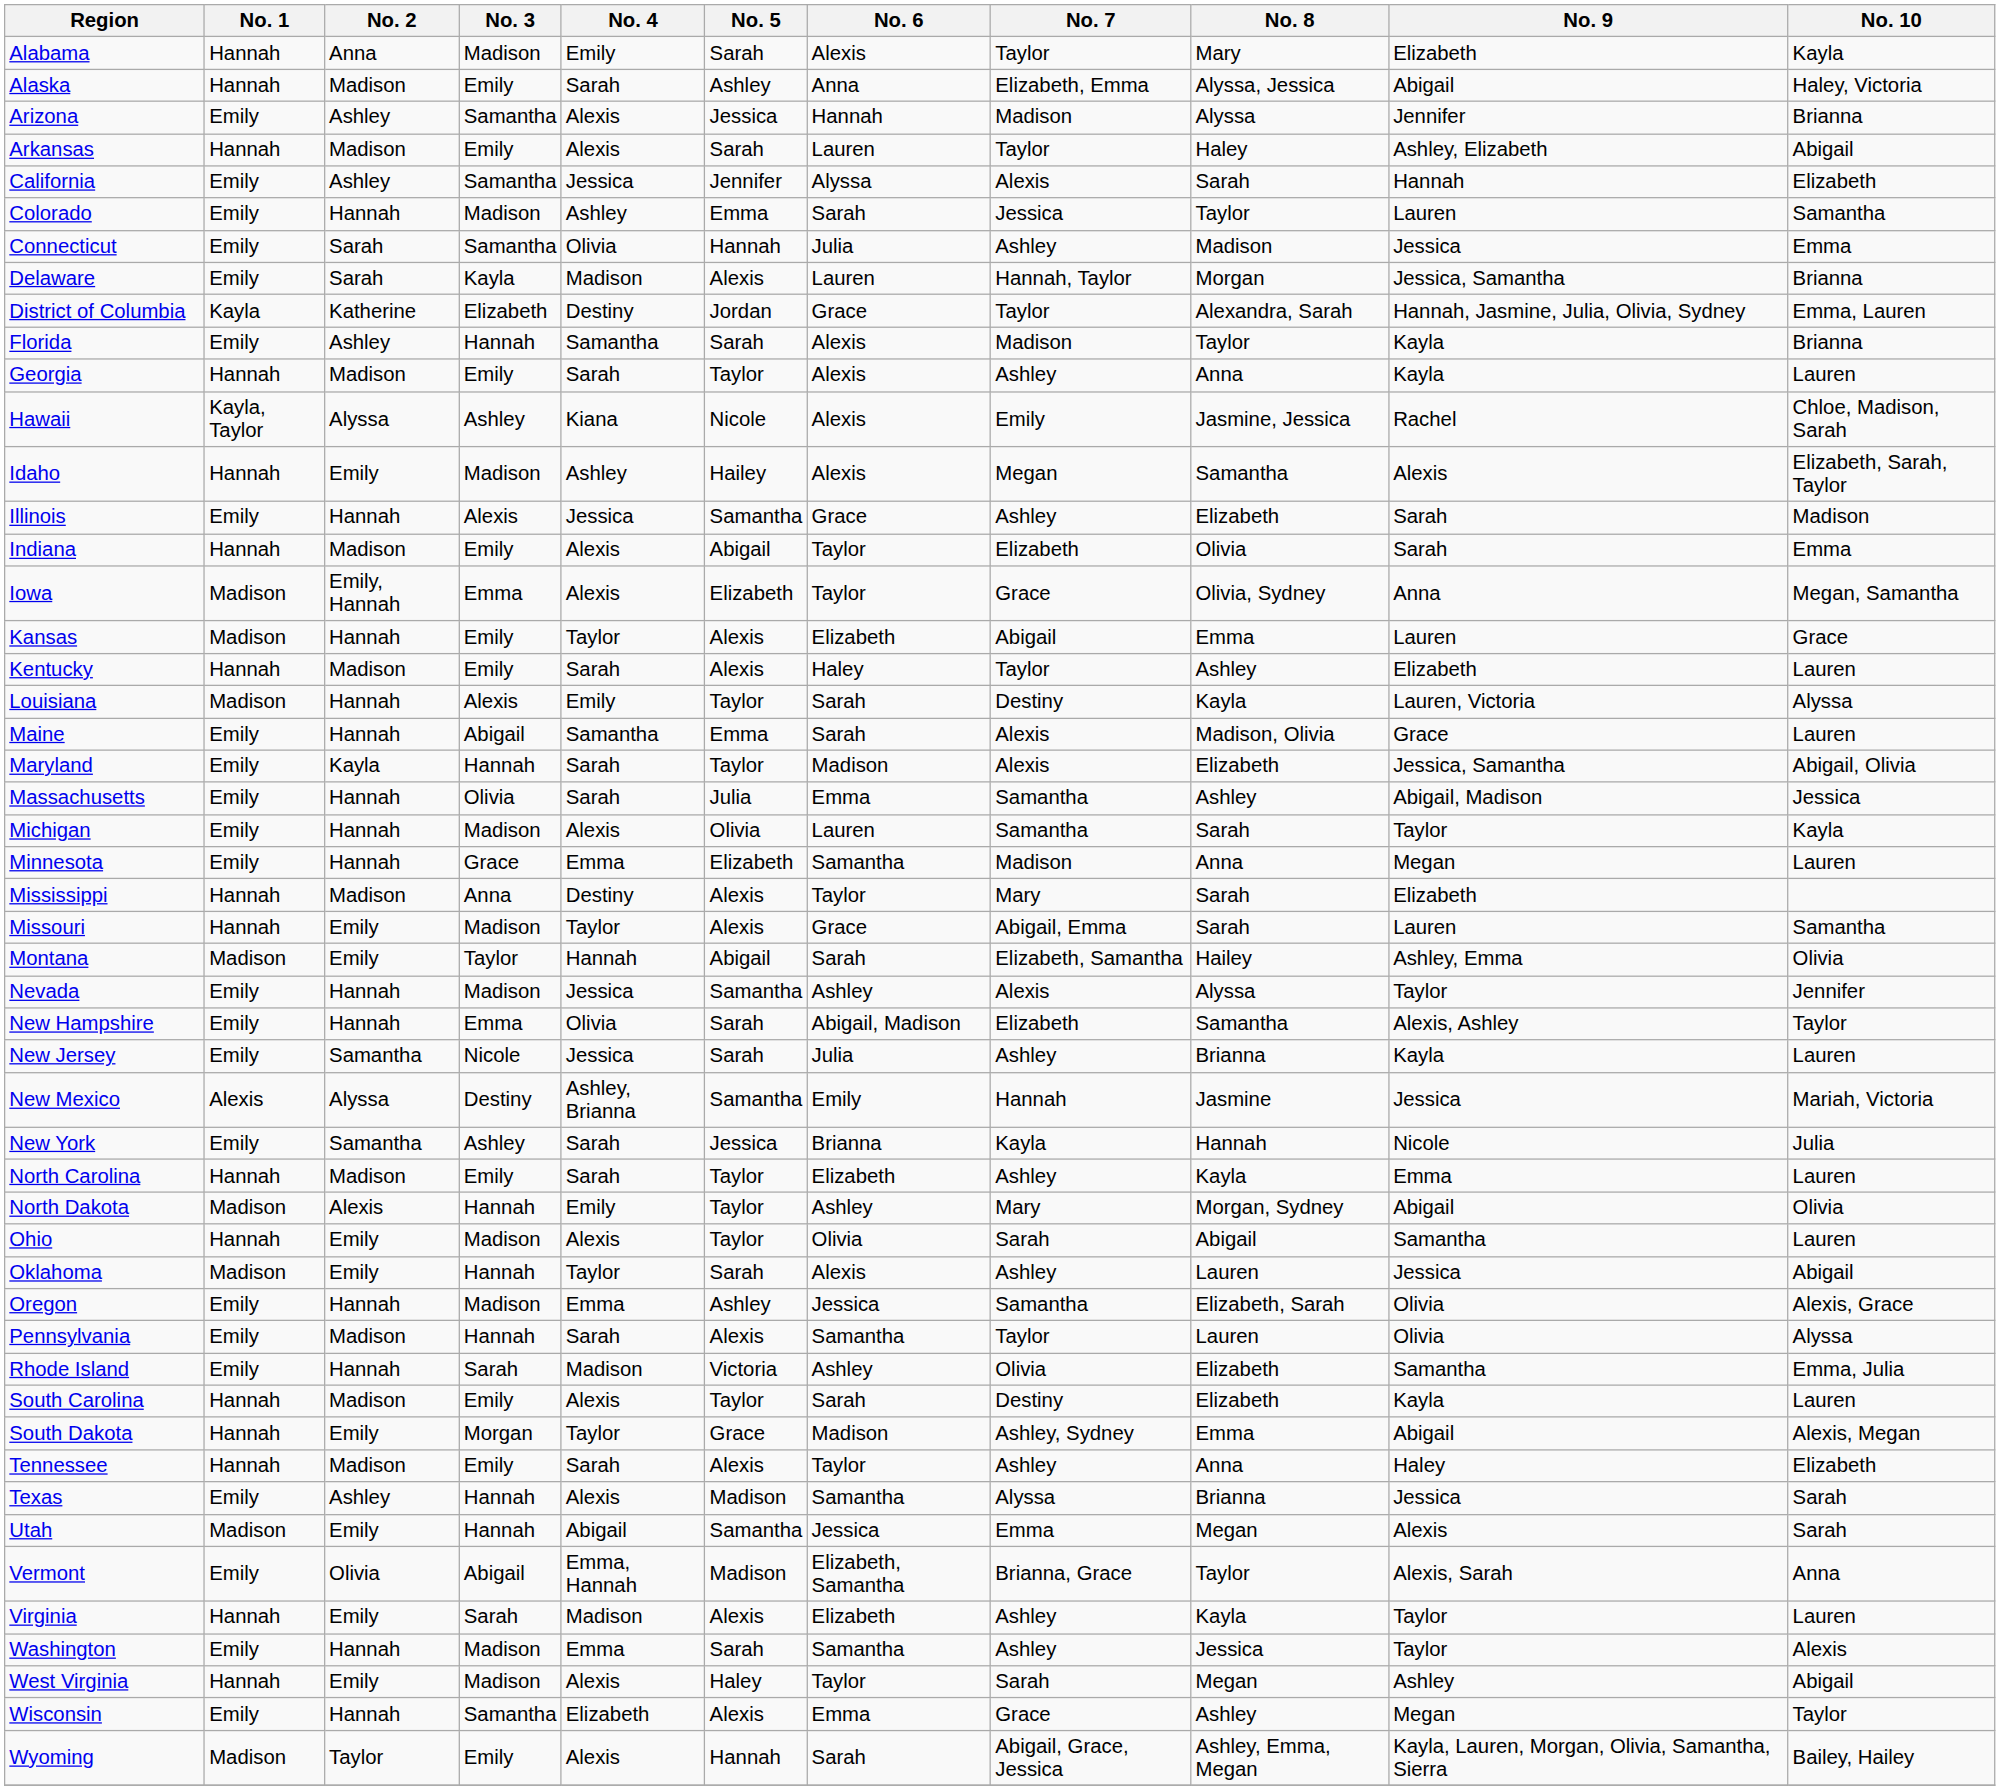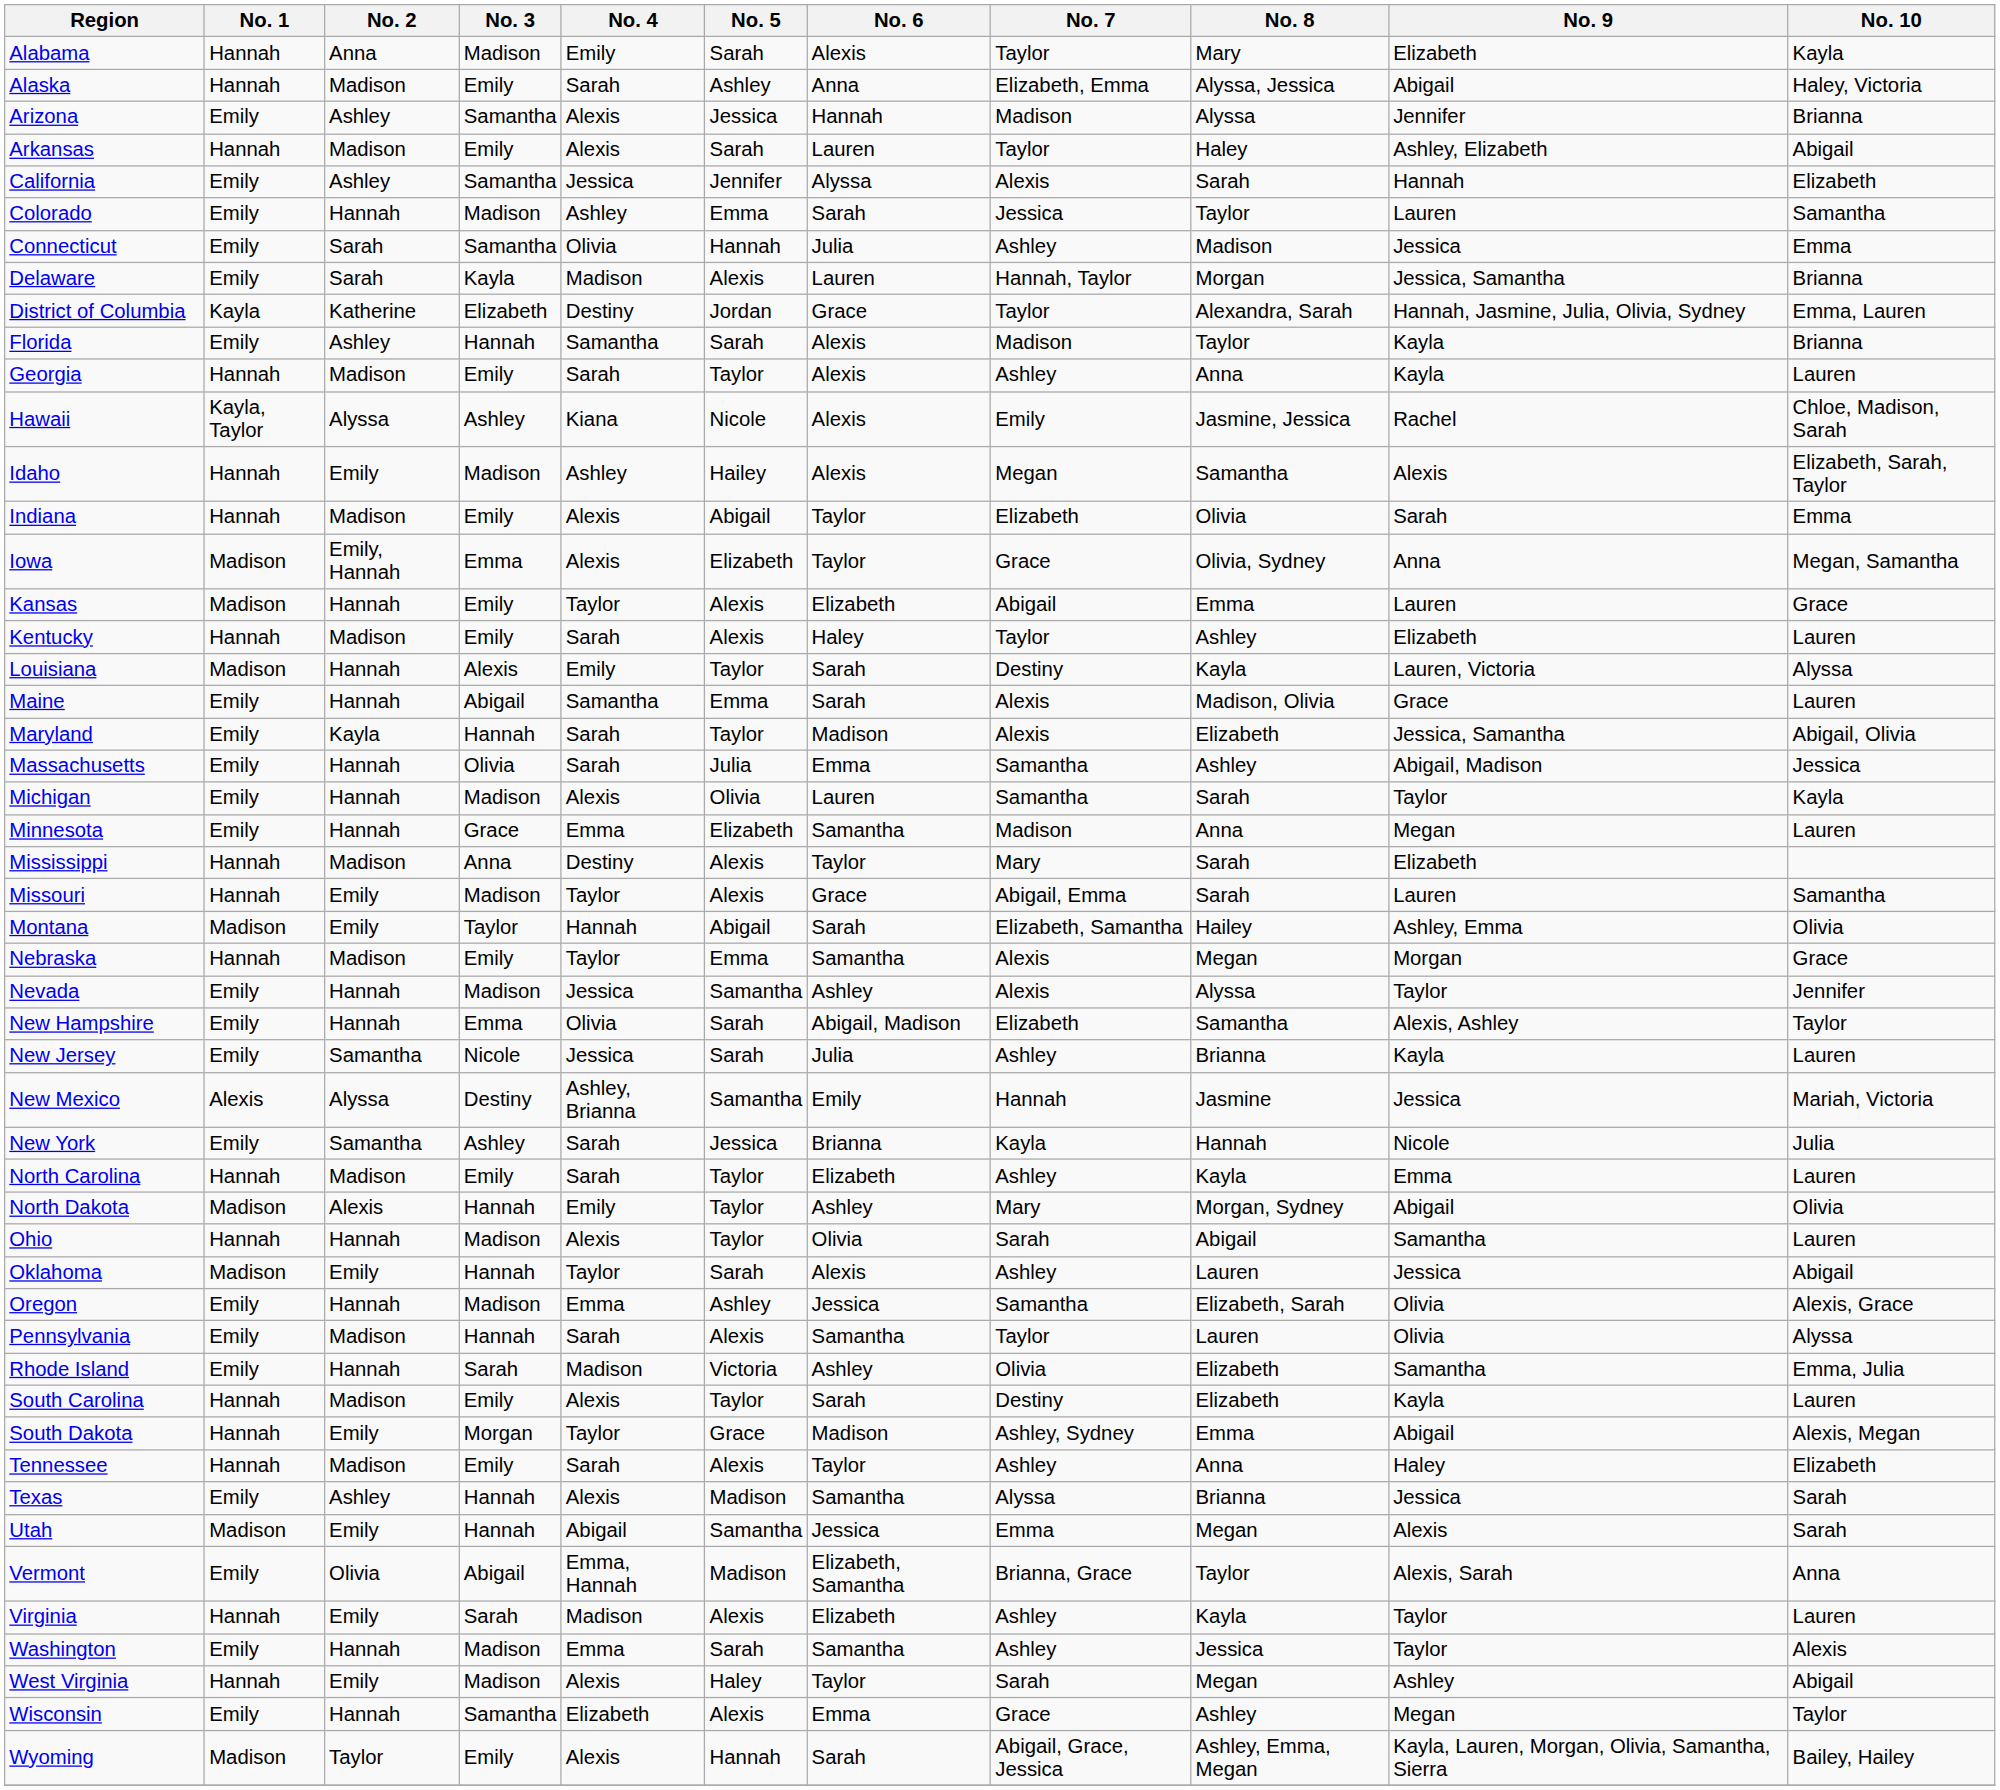- row: (38, 517)
+ row: (53, 959)
(354, 1239) Emily -> (365, 1239) Hannah
